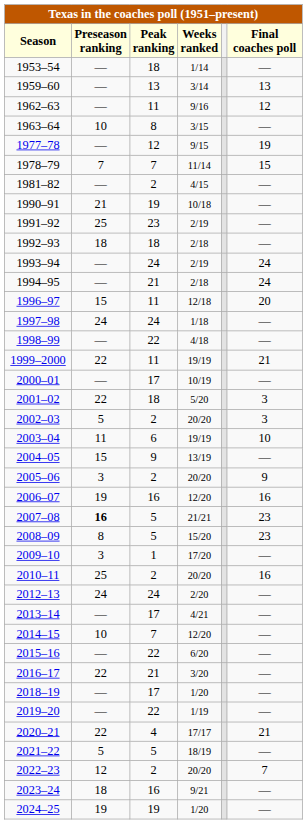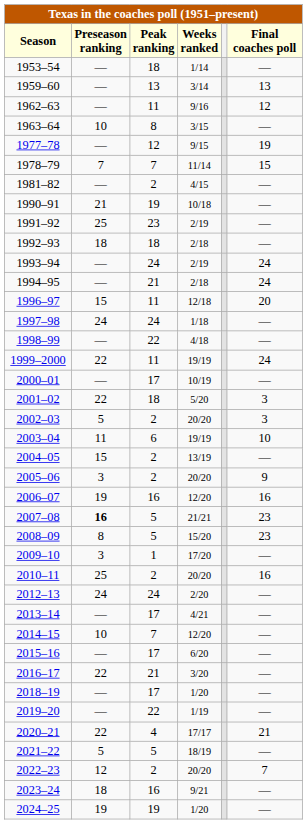(265, 360) 21 -> (265, 360) 24
(154, 457) 9 -> (154, 457) 2
(154, 653) 22 -> (154, 653) 17
